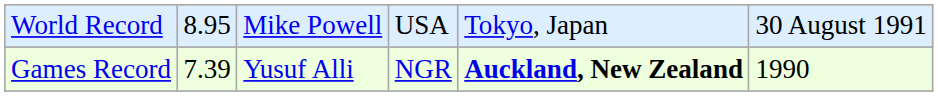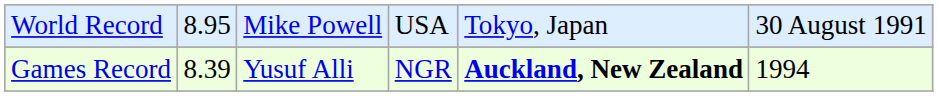(207, 68) 7.39 -> (207, 68) 8.39
(782, 68) 1990 -> (782, 68) 1994
